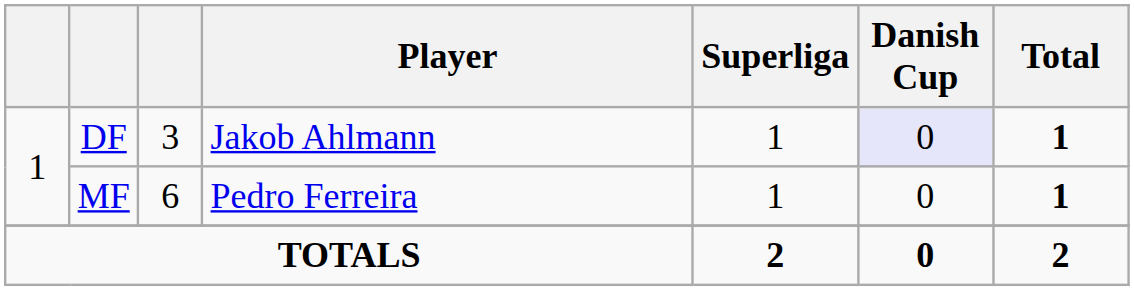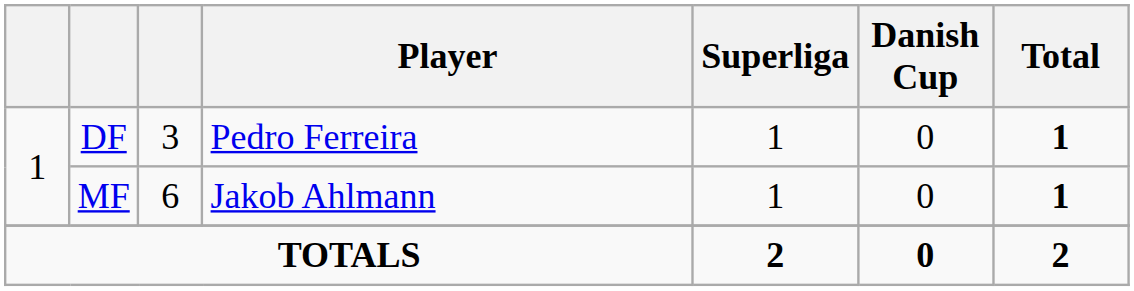(323, 136) Jakob Ahlmann -> (314, 136) Pedro Ferreira
(925, 136) lavender background -> (925, 136) no background
(314, 195) Pedro Ferreira -> (323, 195) Jakob Ahlmann
